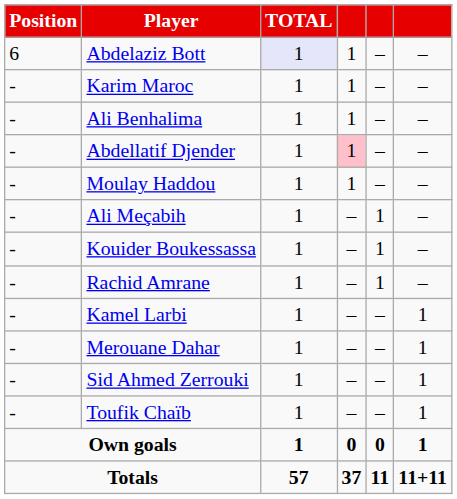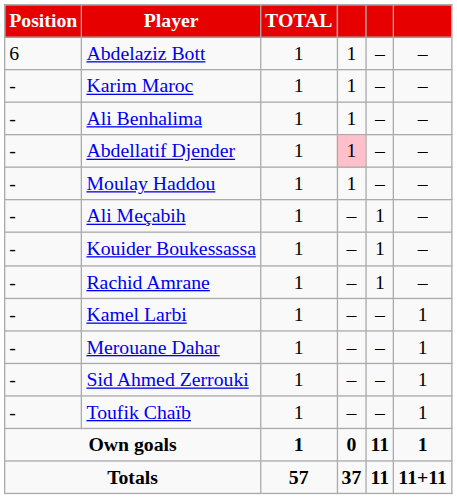(299, 53) lavender background -> (299, 53) no background
(380, 444) 0 -> (380, 444) 11
